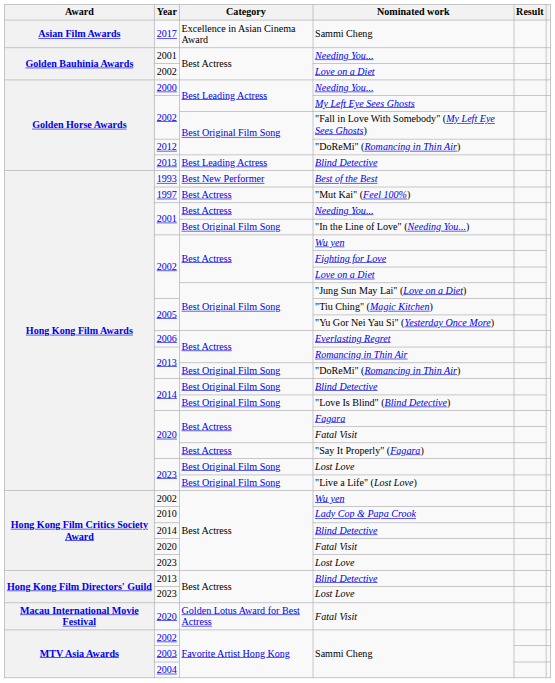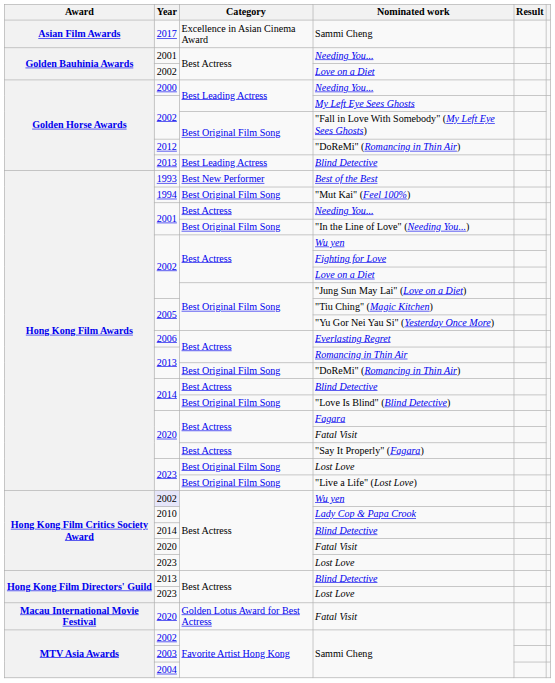(167, 195) 1997 -> (167, 195) 1994
(207, 195) Best Actress -> (231, 195) Best Original Film Song
(231, 386) Best Original Film Song -> (207, 386) Best Actress
(167, 498) no background -> (167, 498) lavender background
